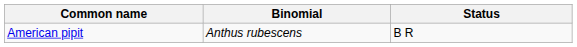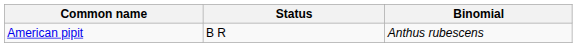columns swapped: (297, 14) <-> (482, 14)
